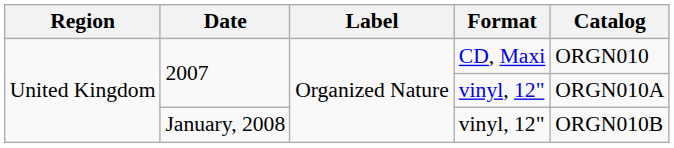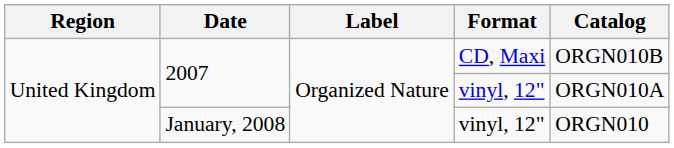(602, 55) ORGN010 -> (609, 55) ORGN010B
(609, 124) ORGN010B -> (602, 124) ORGN010
